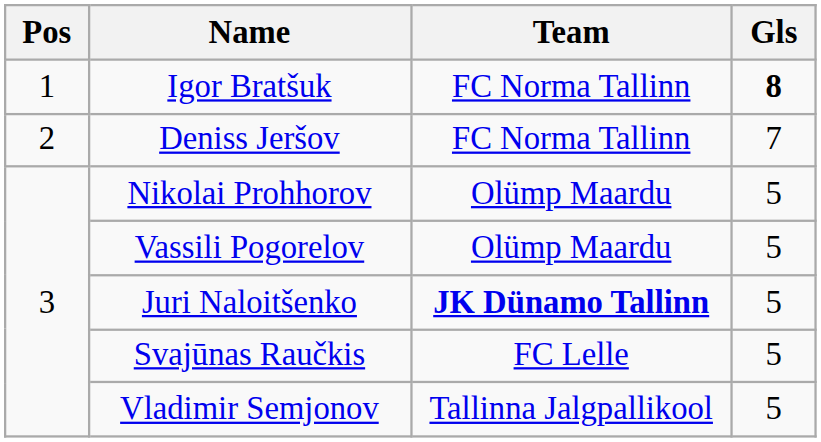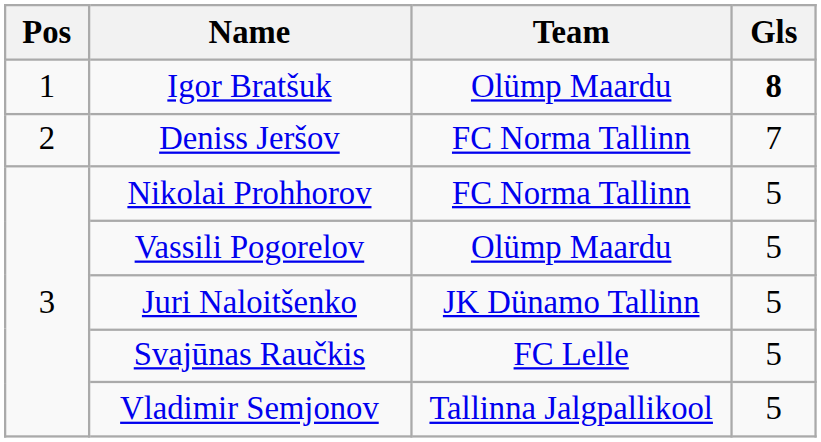(571, 85) FC Norma Tallinn -> (571, 85) Olümp Maardu
(571, 193) Olümp Maardu -> (571, 193) FC Norma Tallinn
(571, 301) bold -> (571, 301) normal
